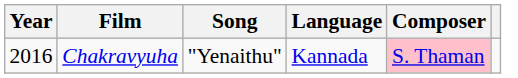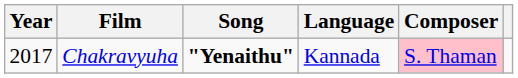(31, 55) 2016 -> (31, 55) 2017
(235, 55) normal -> (241, 55) bold
